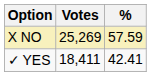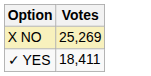- column: (125, 15)
